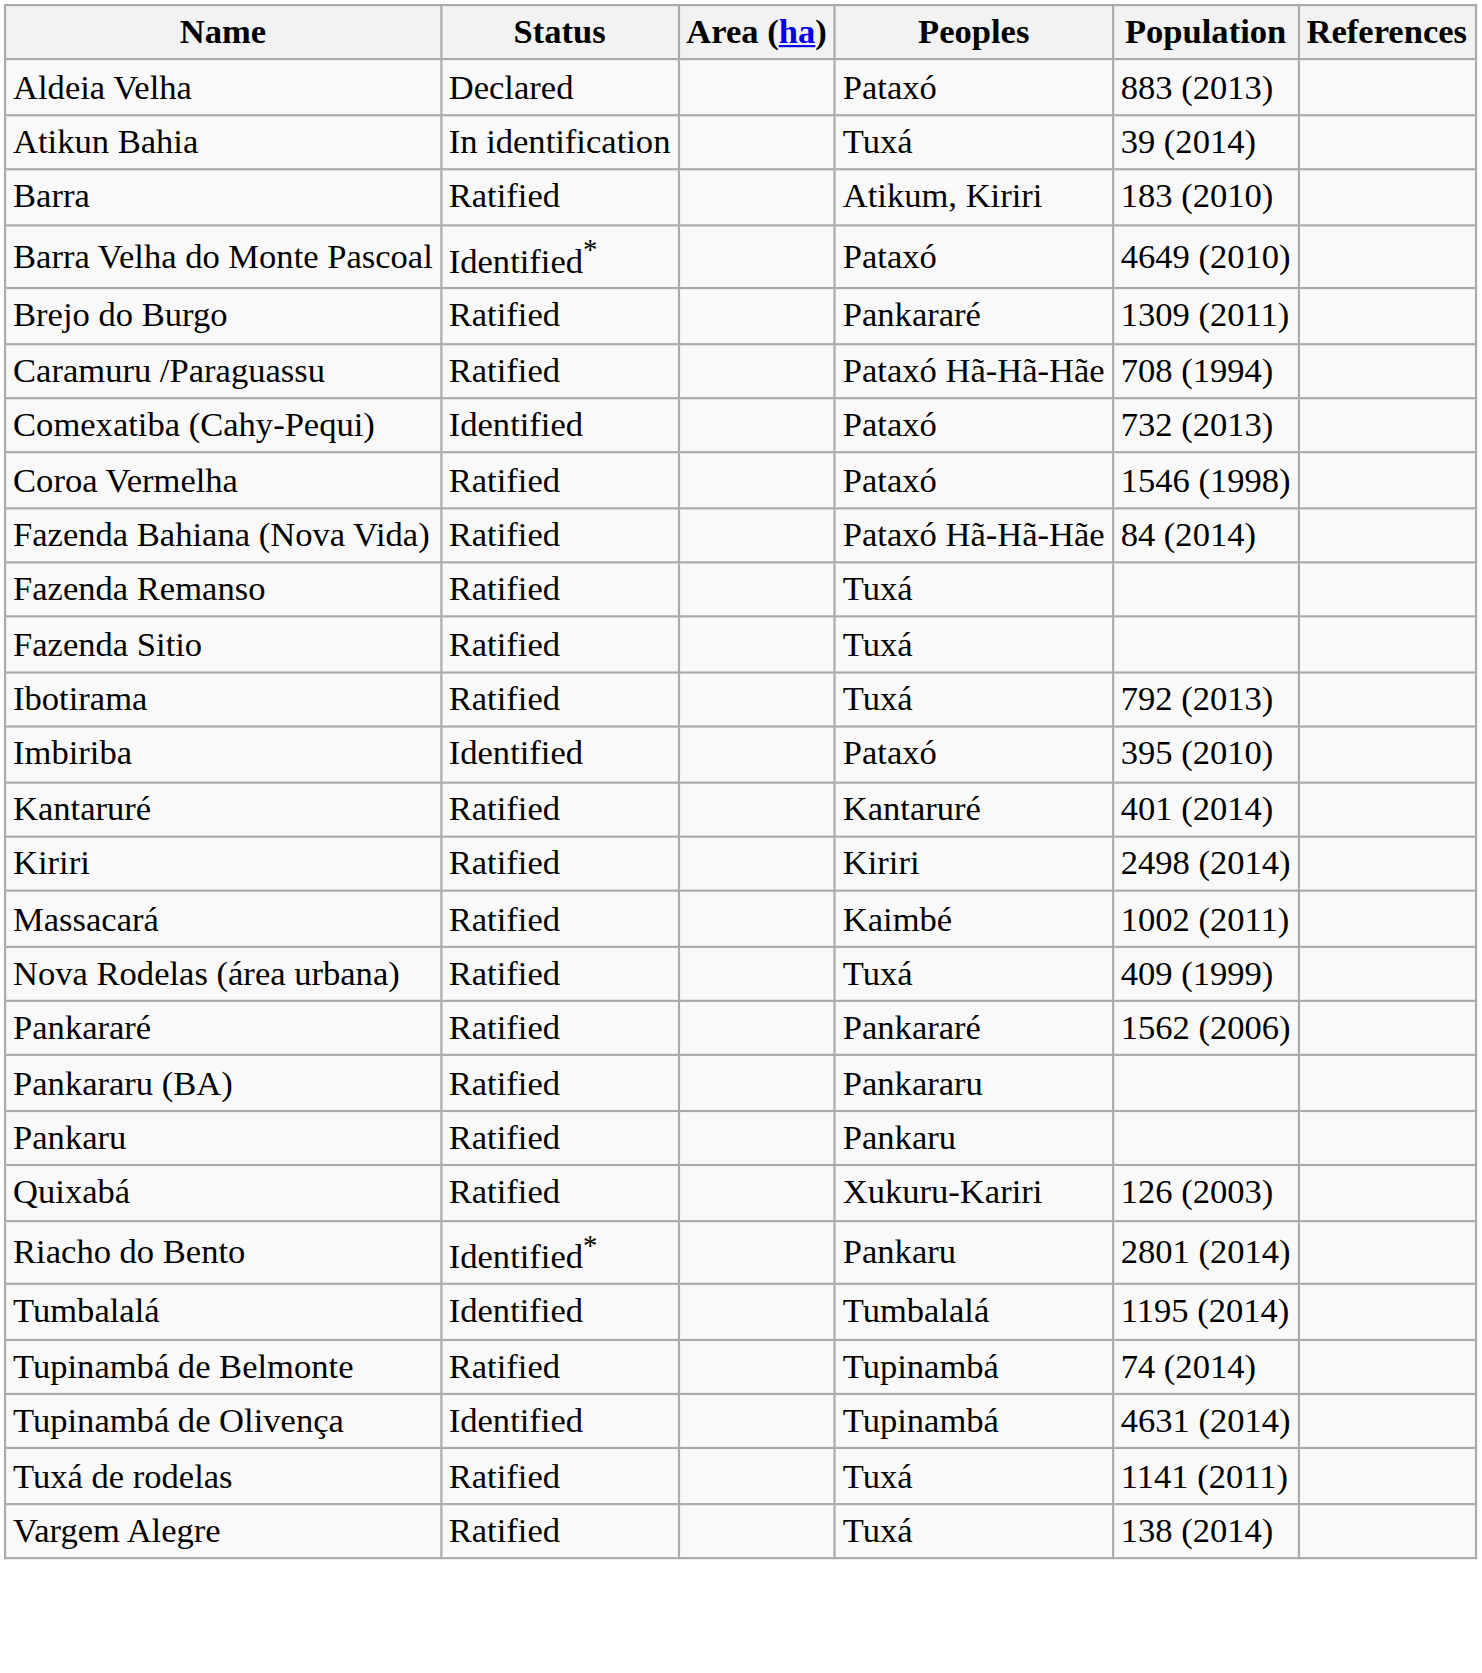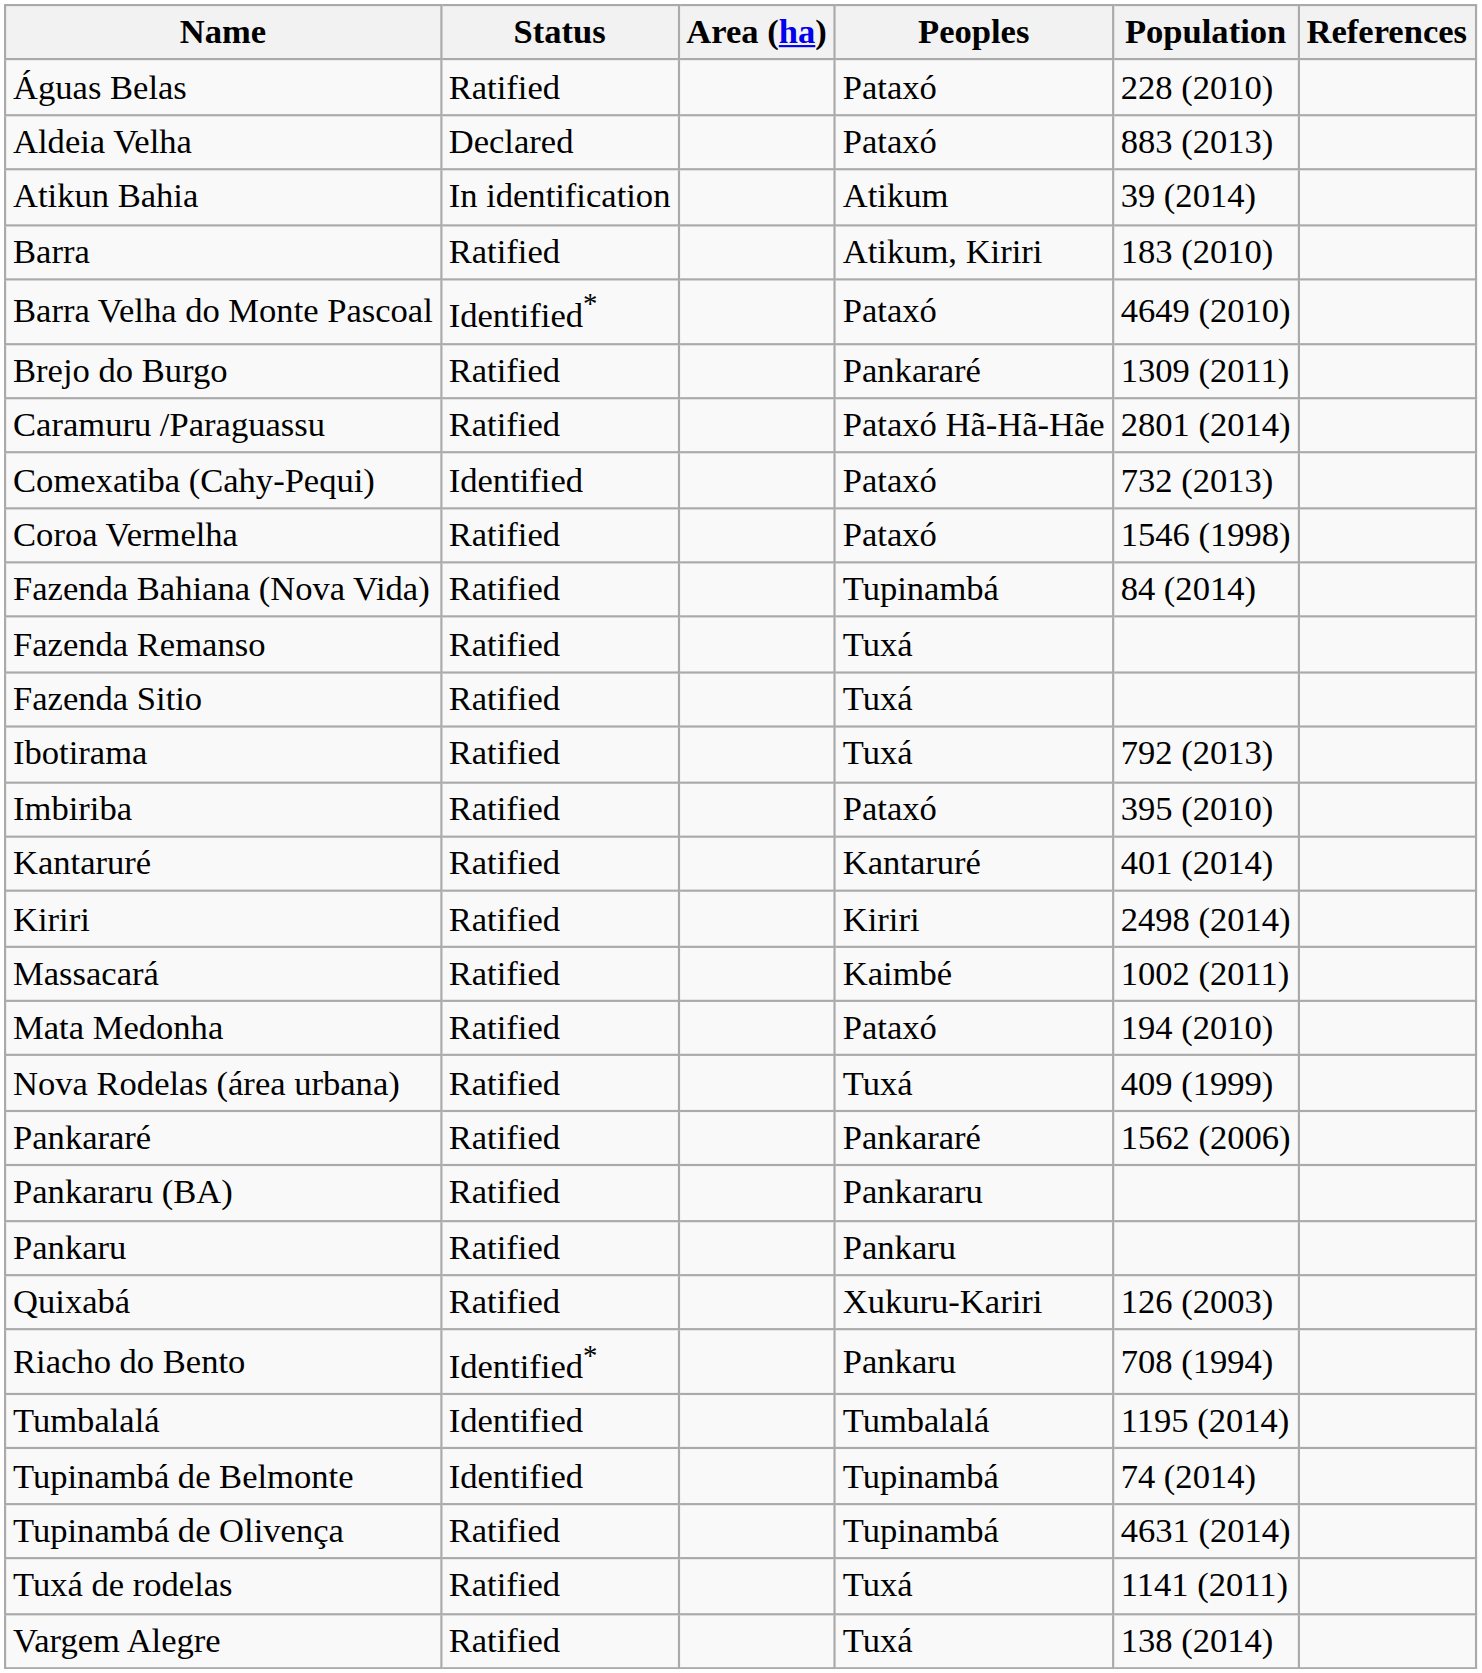+ row: (100, 86)
(878, 141) Tuxá -> (896, 196) Atikum
(1197, 370) 708 (1994) -> (1206, 424) 2801 (2014)
(974, 534) Pataxó Hã-Hã-Hãe -> (921, 589) Tupinambá
(516, 753) Identified -> (504, 808) Ratified
+ row: (118, 1027)
(1206, 1251) 2801 (2014) -> (1197, 1361) 708 (1994)
(504, 1366) Ratified -> (516, 1475) Identified
(516, 1420) Identified -> (504, 1530) Ratified
